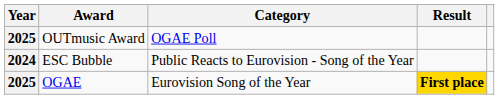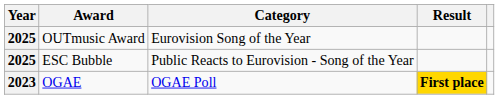(184, 37) OGAE Poll -> (231, 37) Eurovision Song of the Year
(22, 60) 2024 -> (22, 60) 2025
(22, 82) 2025 -> (22, 82) 2023
(231, 82) Eurovision Song of the Year -> (184, 82) OGAE Poll
